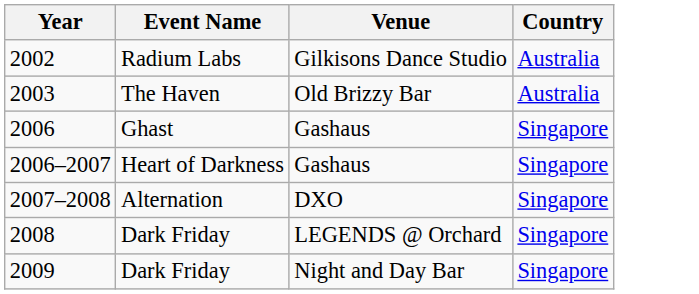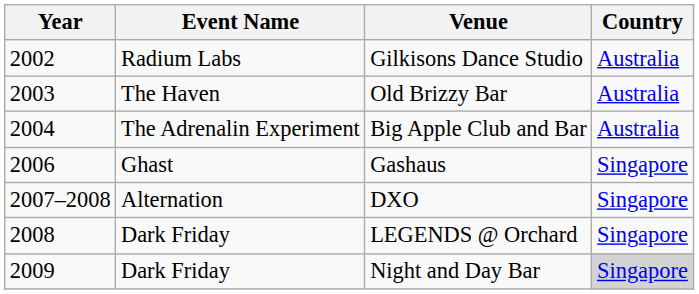+ row: (32, 128)
- row: (60, 164)
(563, 270) no background -> (642, 270) lightgrey background
